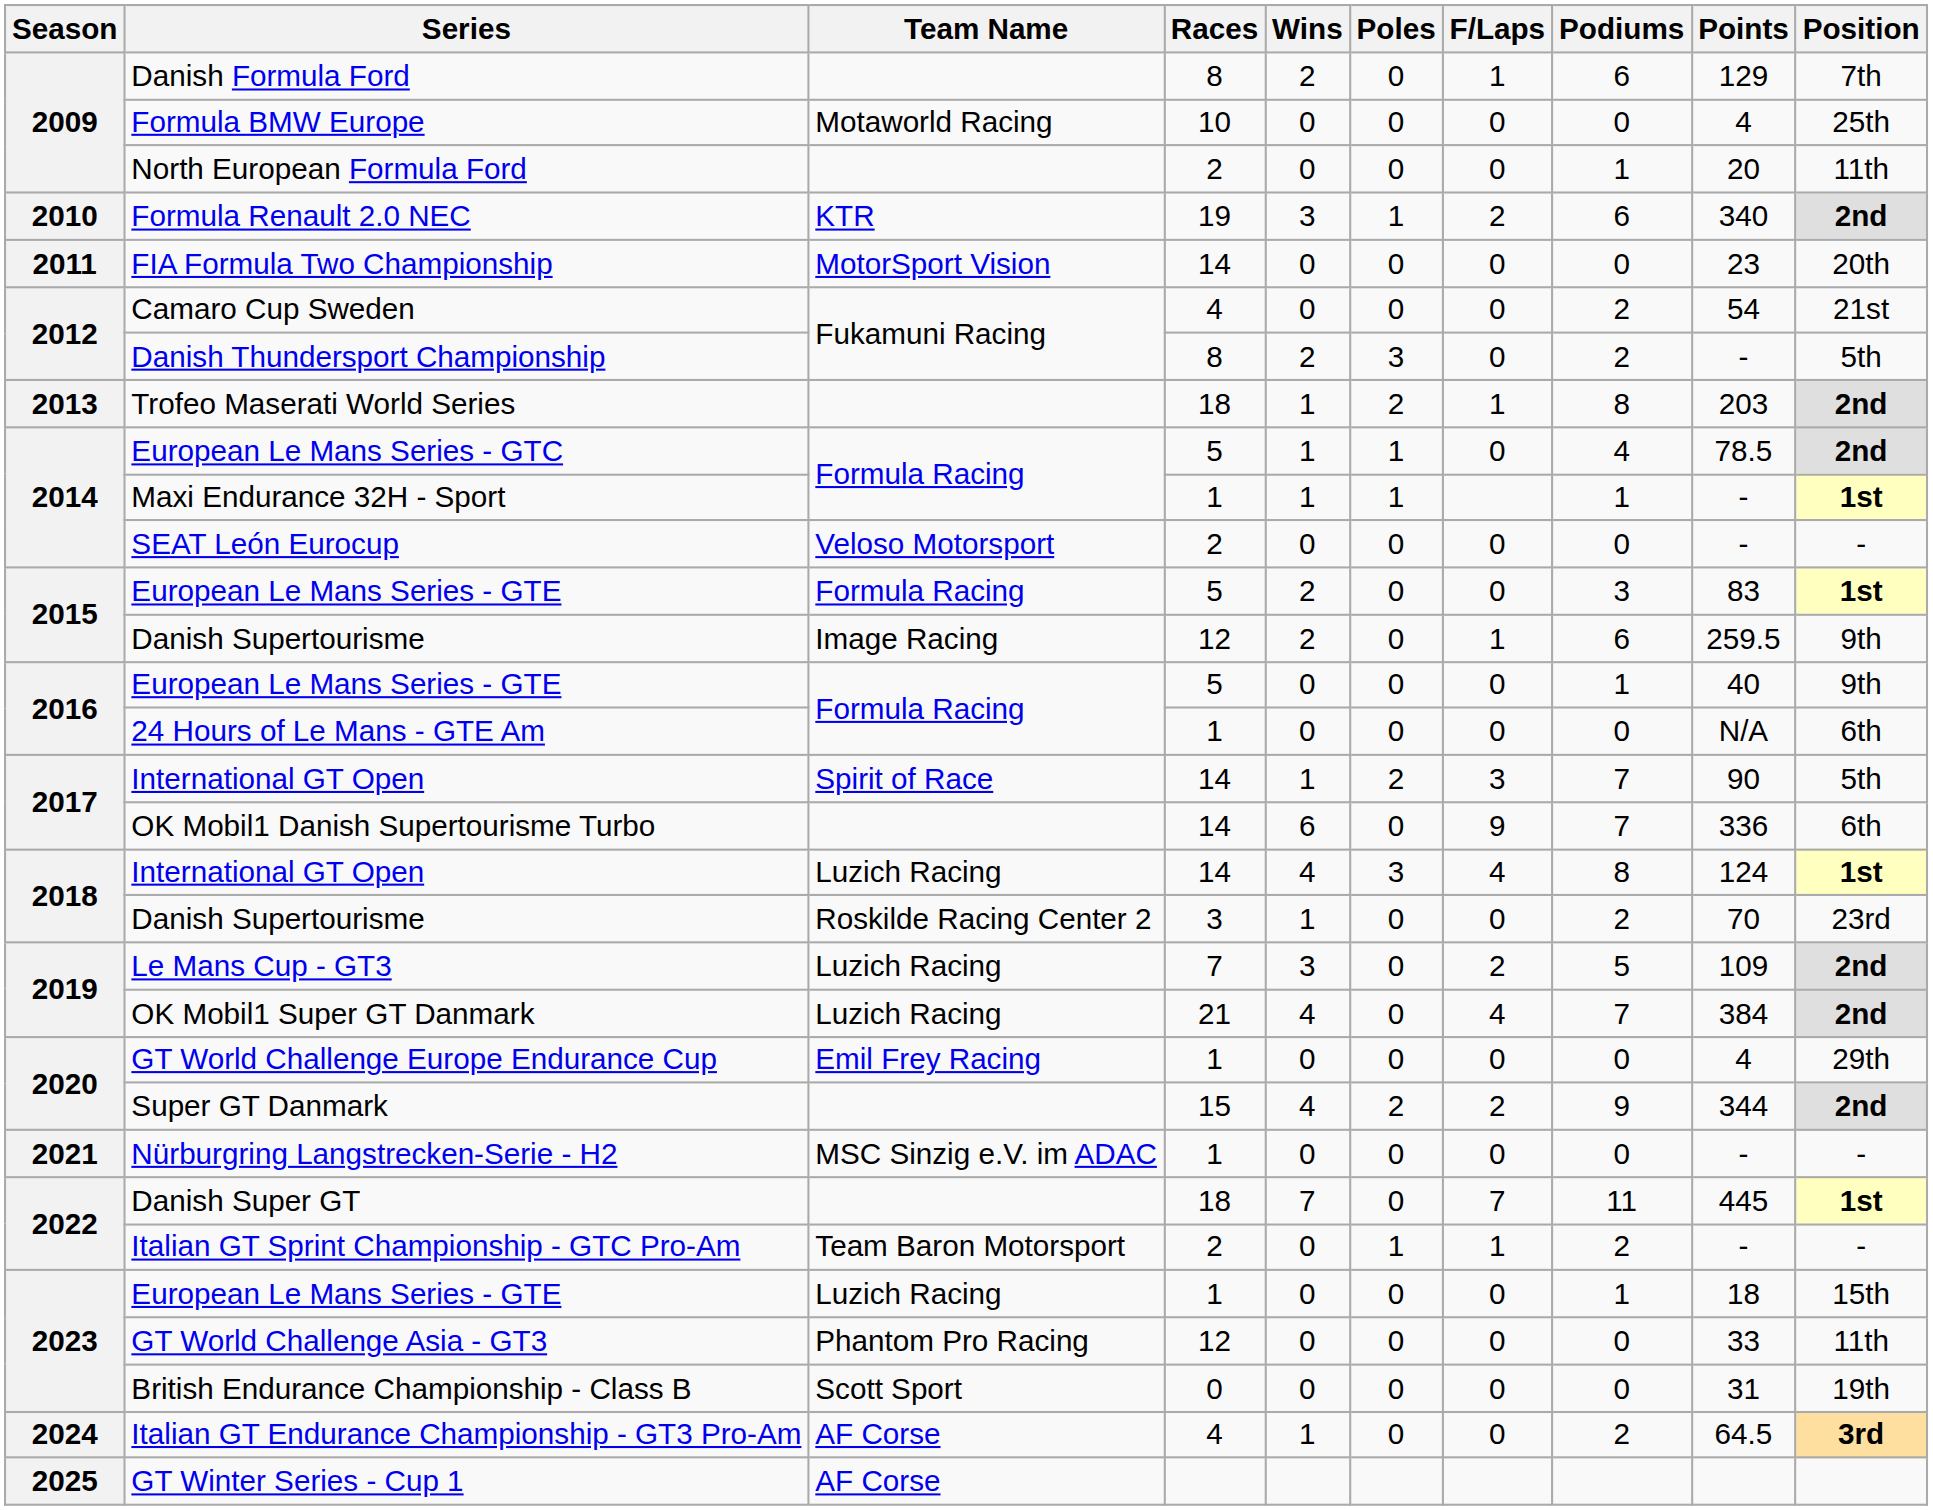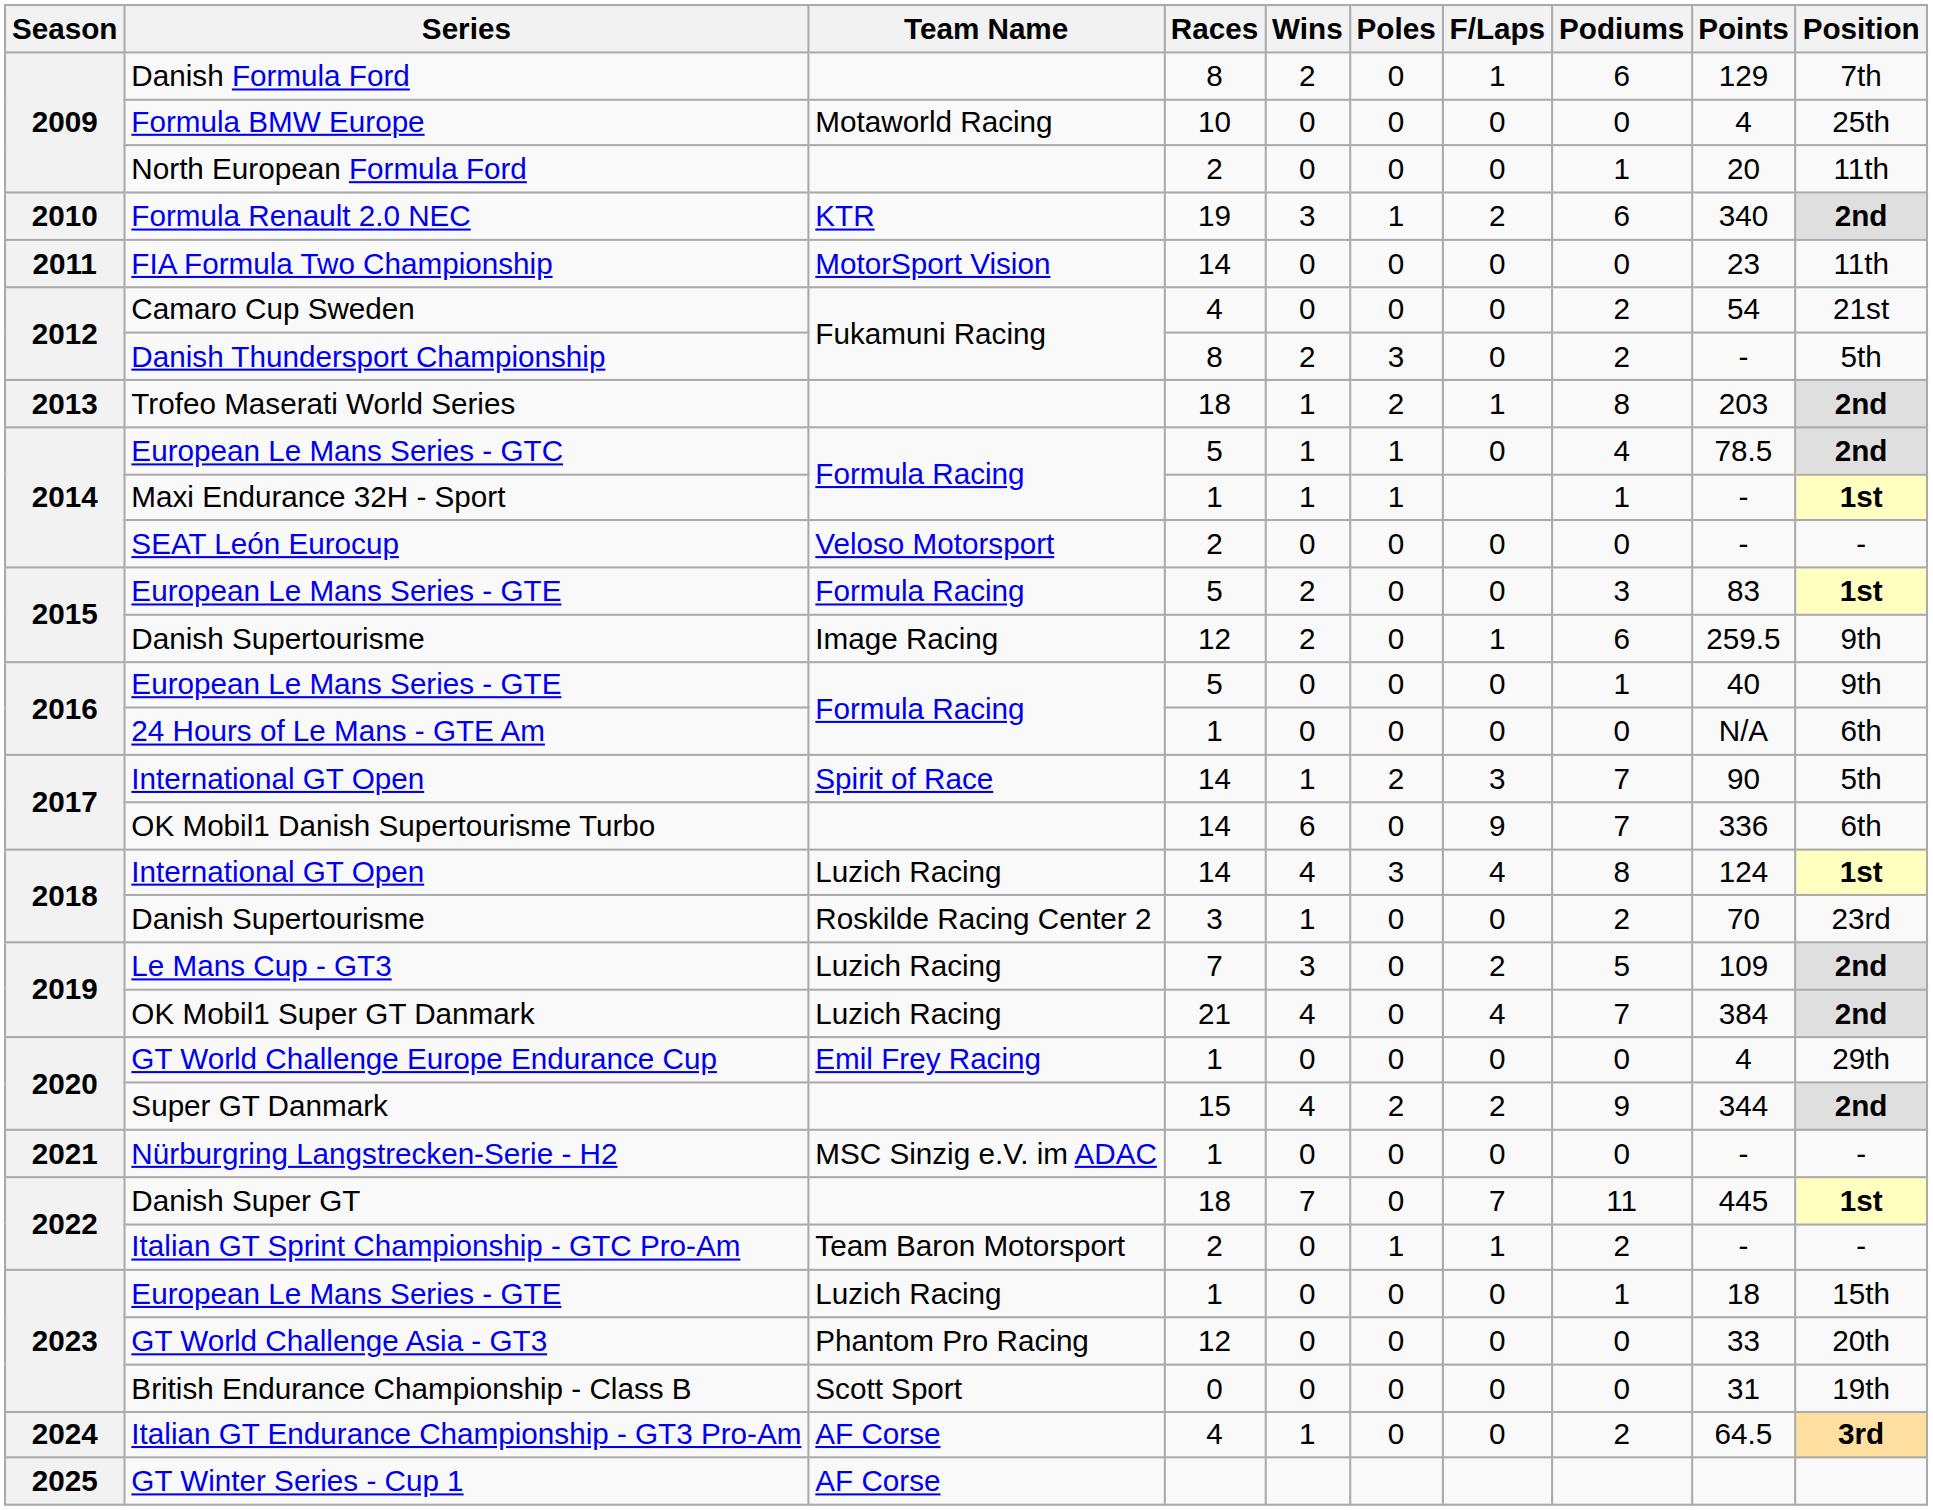(1861, 263) 20th -> (1861, 263) 11th
(1861, 1341) 11th -> (1861, 1341) 20th
